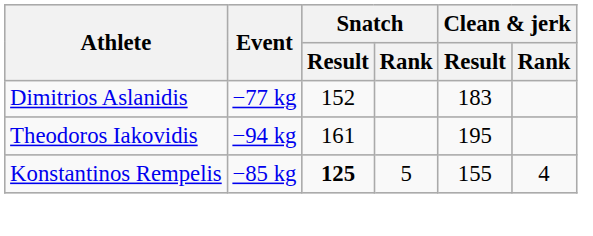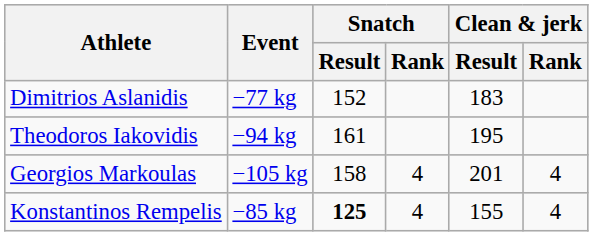+ row: (103, 173)
(406, 173) 5 -> (418, 211) 4
